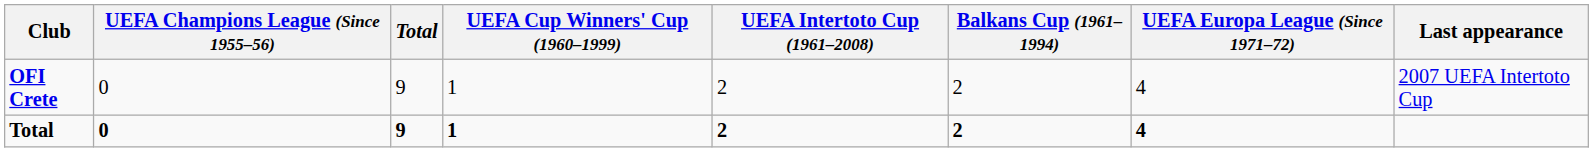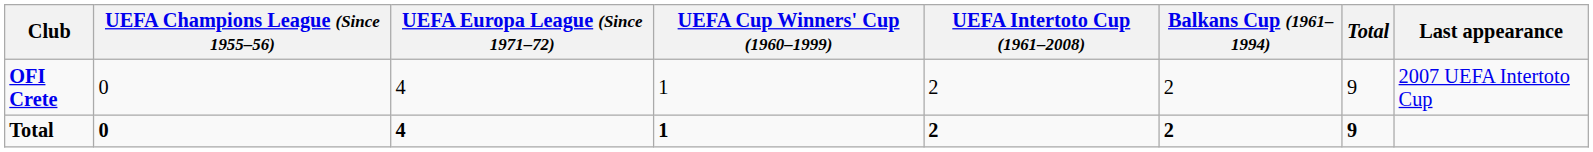columns swapped: (1263, 32) <-> (417, 32)
